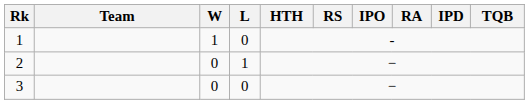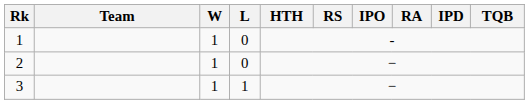(215, 63) 0 -> (215, 63) 1
(245, 63) 1 -> (245, 63) 0
(215, 87) 0 -> (215, 87) 1
(245, 87) 0 -> (245, 87) 1
